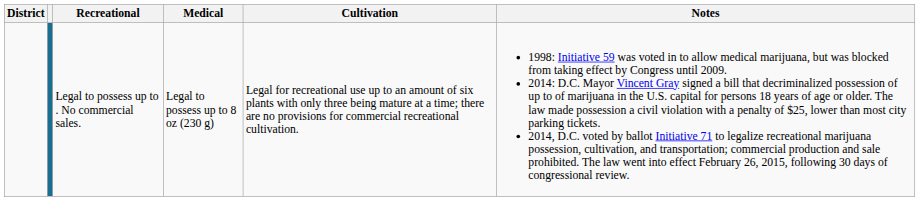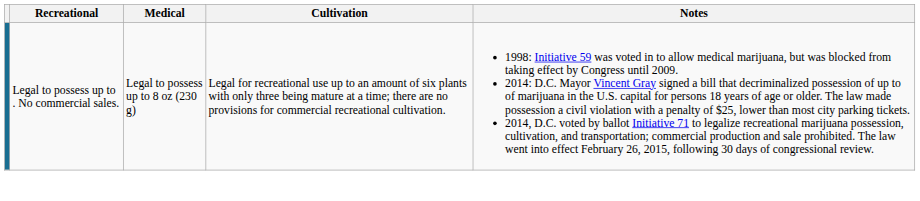- column: (26, 13)
